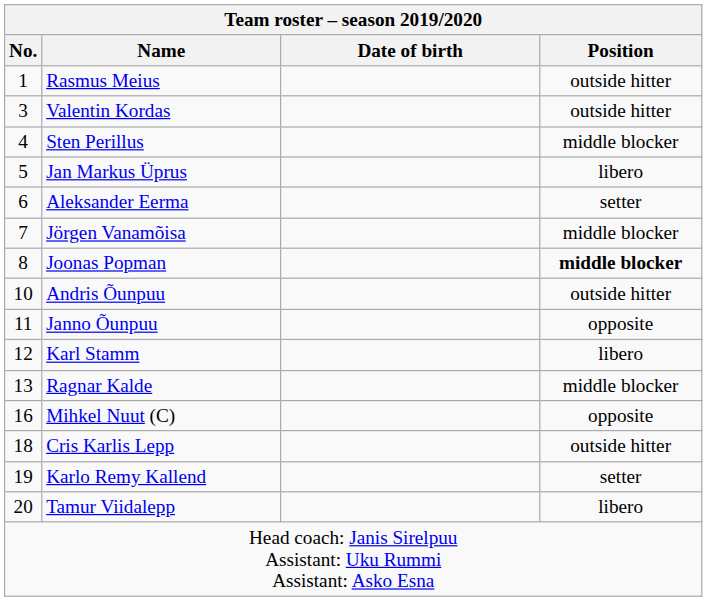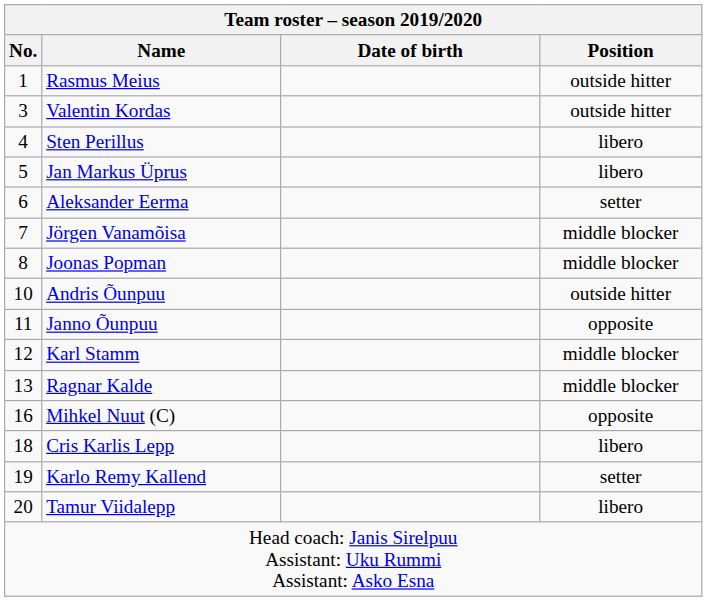(621, 141) middle blocker -> (621, 141) libero
(621, 263) bold -> (621, 263) normal
(621, 354) libero -> (621, 354) middle blocker
(621, 446) outside hitter -> (621, 446) libero
